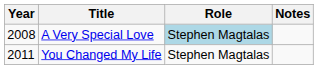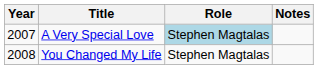(21, 34) 2008 -> (21, 34) 2007
(21, 54) 2011 -> (21, 54) 2008
